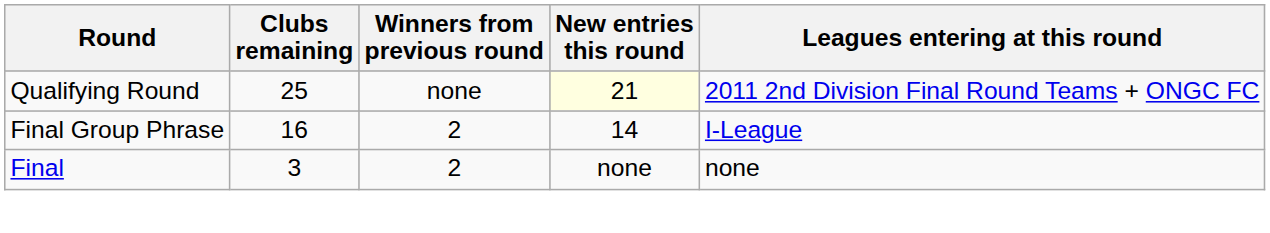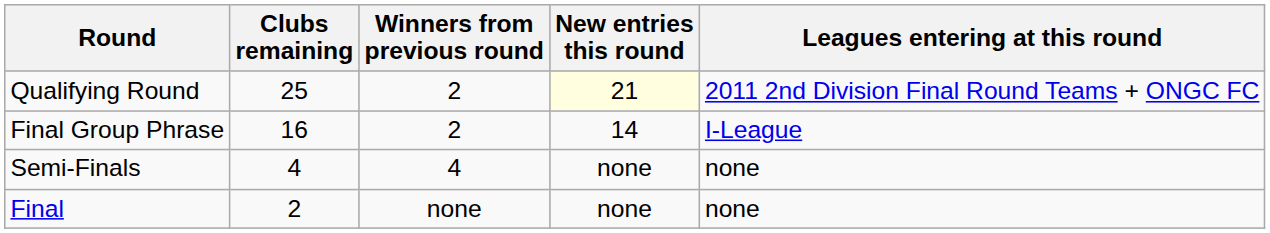(454, 90) none -> (454, 90) 2
+ row: (75, 168)
(294, 168) 3 -> (294, 208) 2
(454, 168) 2 -> (454, 208) none
